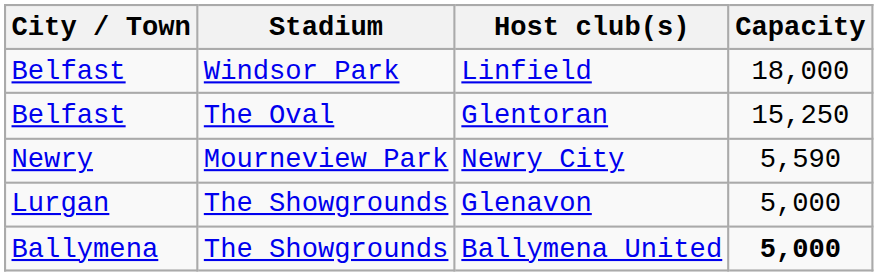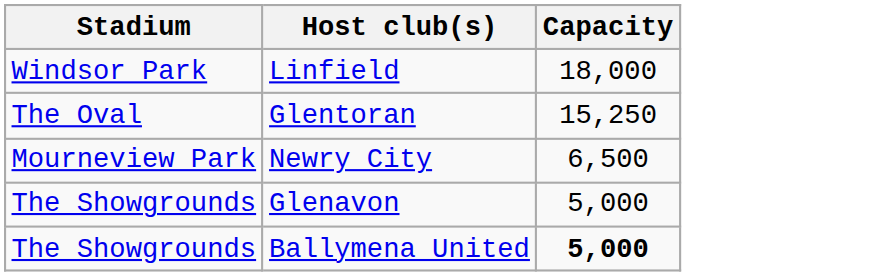- column: (101, 27)
(800, 160) 5,590 -> (608, 160) 6,500
